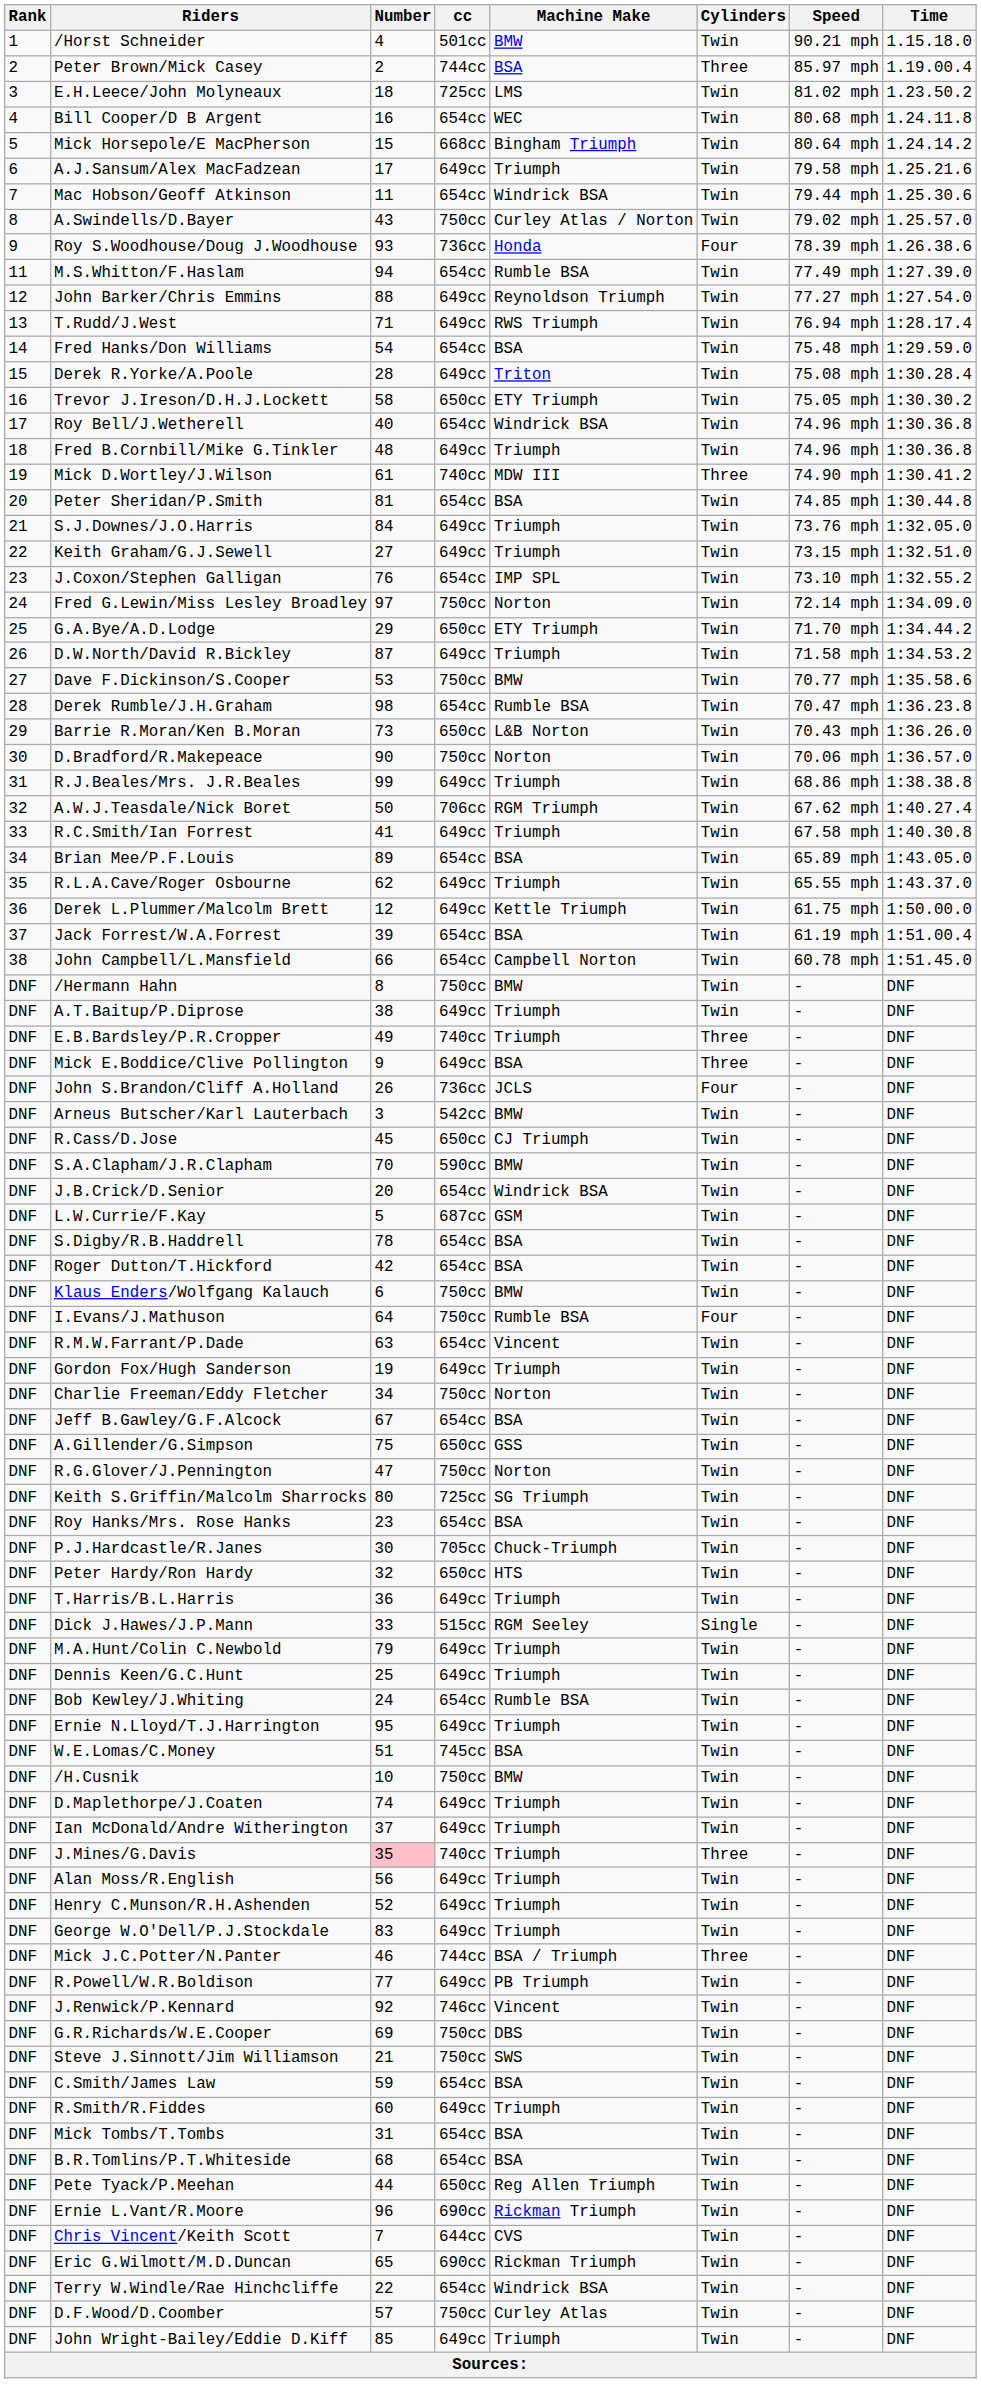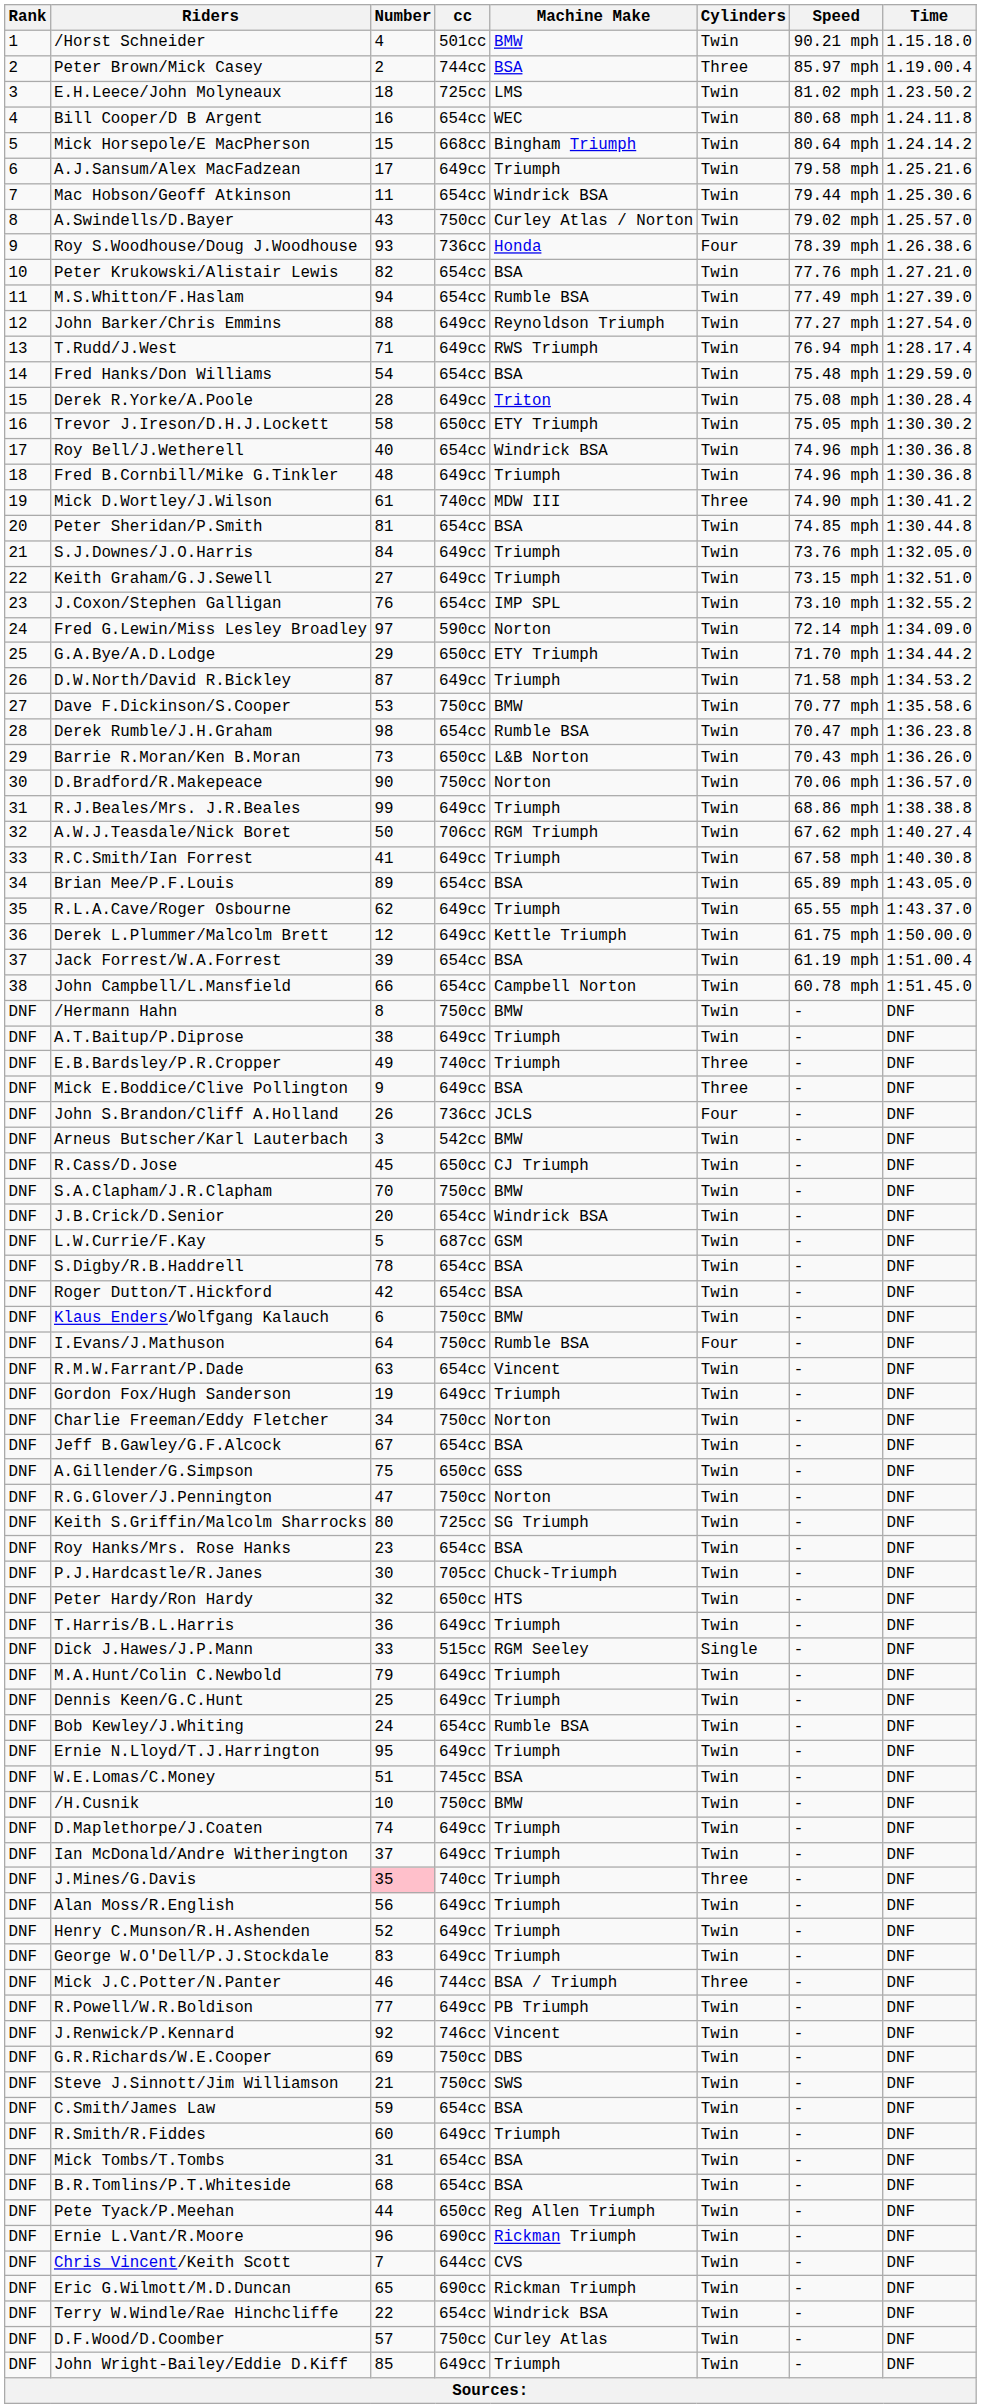+ row: (196, 273)
(463, 605) 750cc -> (463, 630) 590cc
(463, 1166) 590cc -> (463, 1192) 750cc
